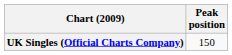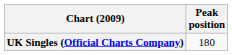(207, 42) 150 -> (207, 42) 180
